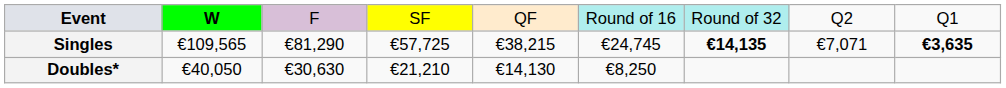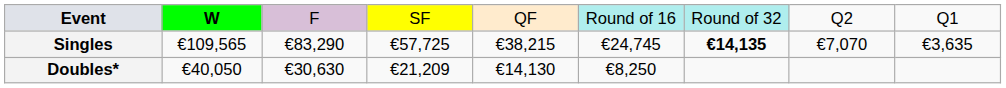(314, 44) €81,290 -> (314, 44) €83,290
(842, 44) €7,071 -> (842, 44) €7,070
(947, 44) bold -> (947, 44) normal
(420, 70) €21,210 -> (420, 70) €21,209
